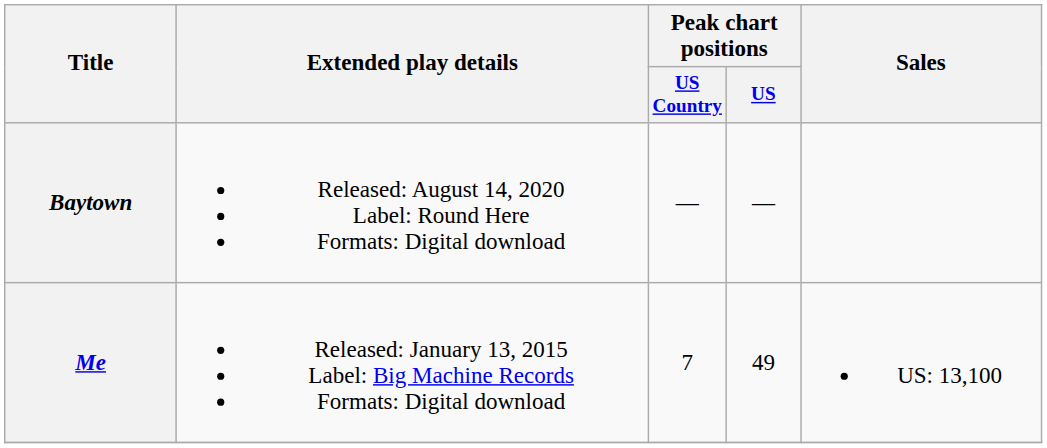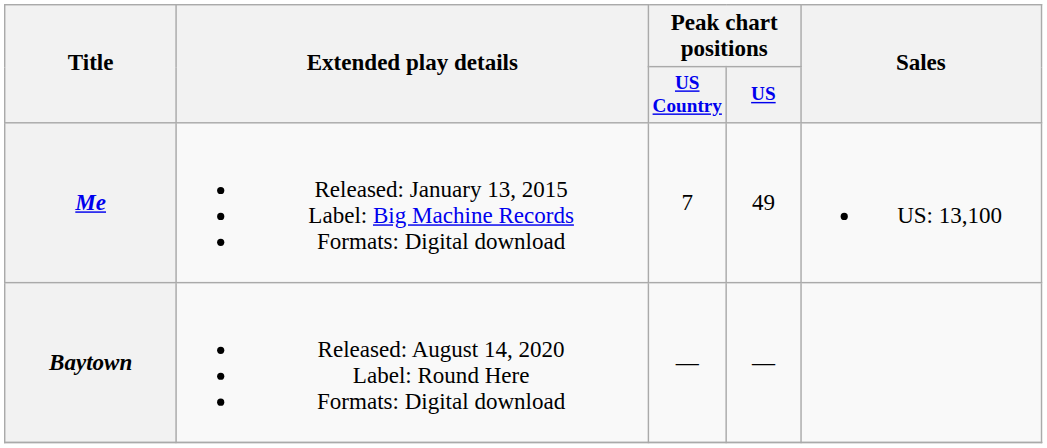rows swapped: (91, 362) <-> (91, 202)
